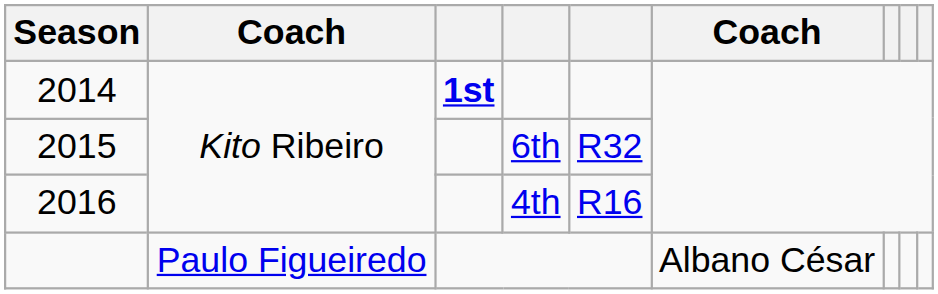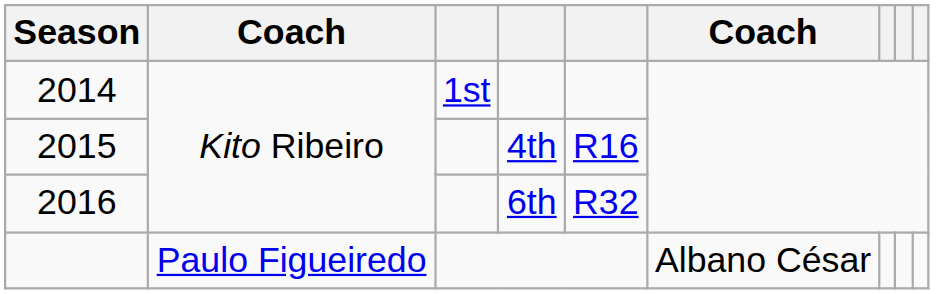(469, 89) bold -> (467, 89) normal
(536, 145) 6th -> (532, 145) 4th
(610, 145) R32 -> (606, 145) R16
(536, 202) 4th -> (532, 202) 6th
(610, 202) R16 -> (606, 202) R32
